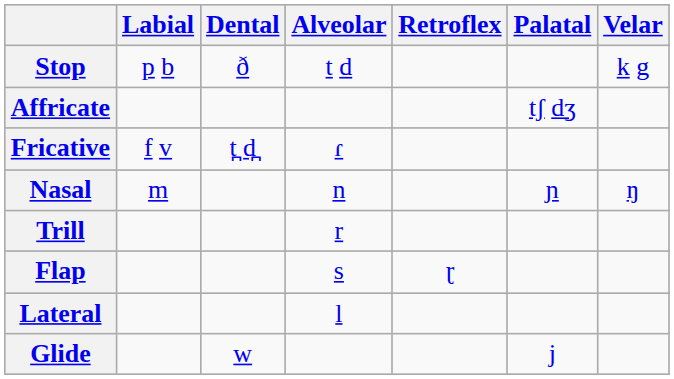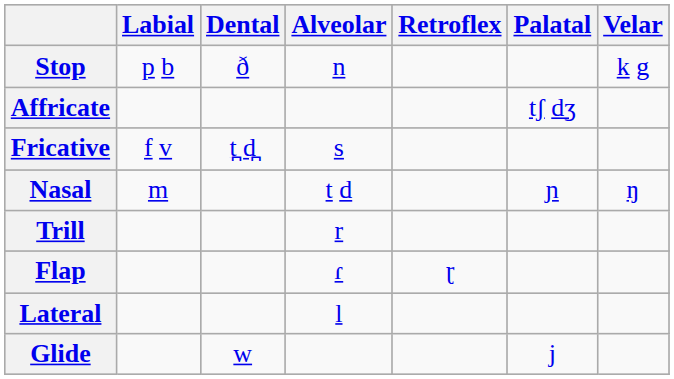(339, 66) t d -> (339, 66) n
(339, 148) ɾ -> (339, 148) s
(339, 189) n -> (339, 189) t d
(339, 271) s -> (339, 271) ɾ
